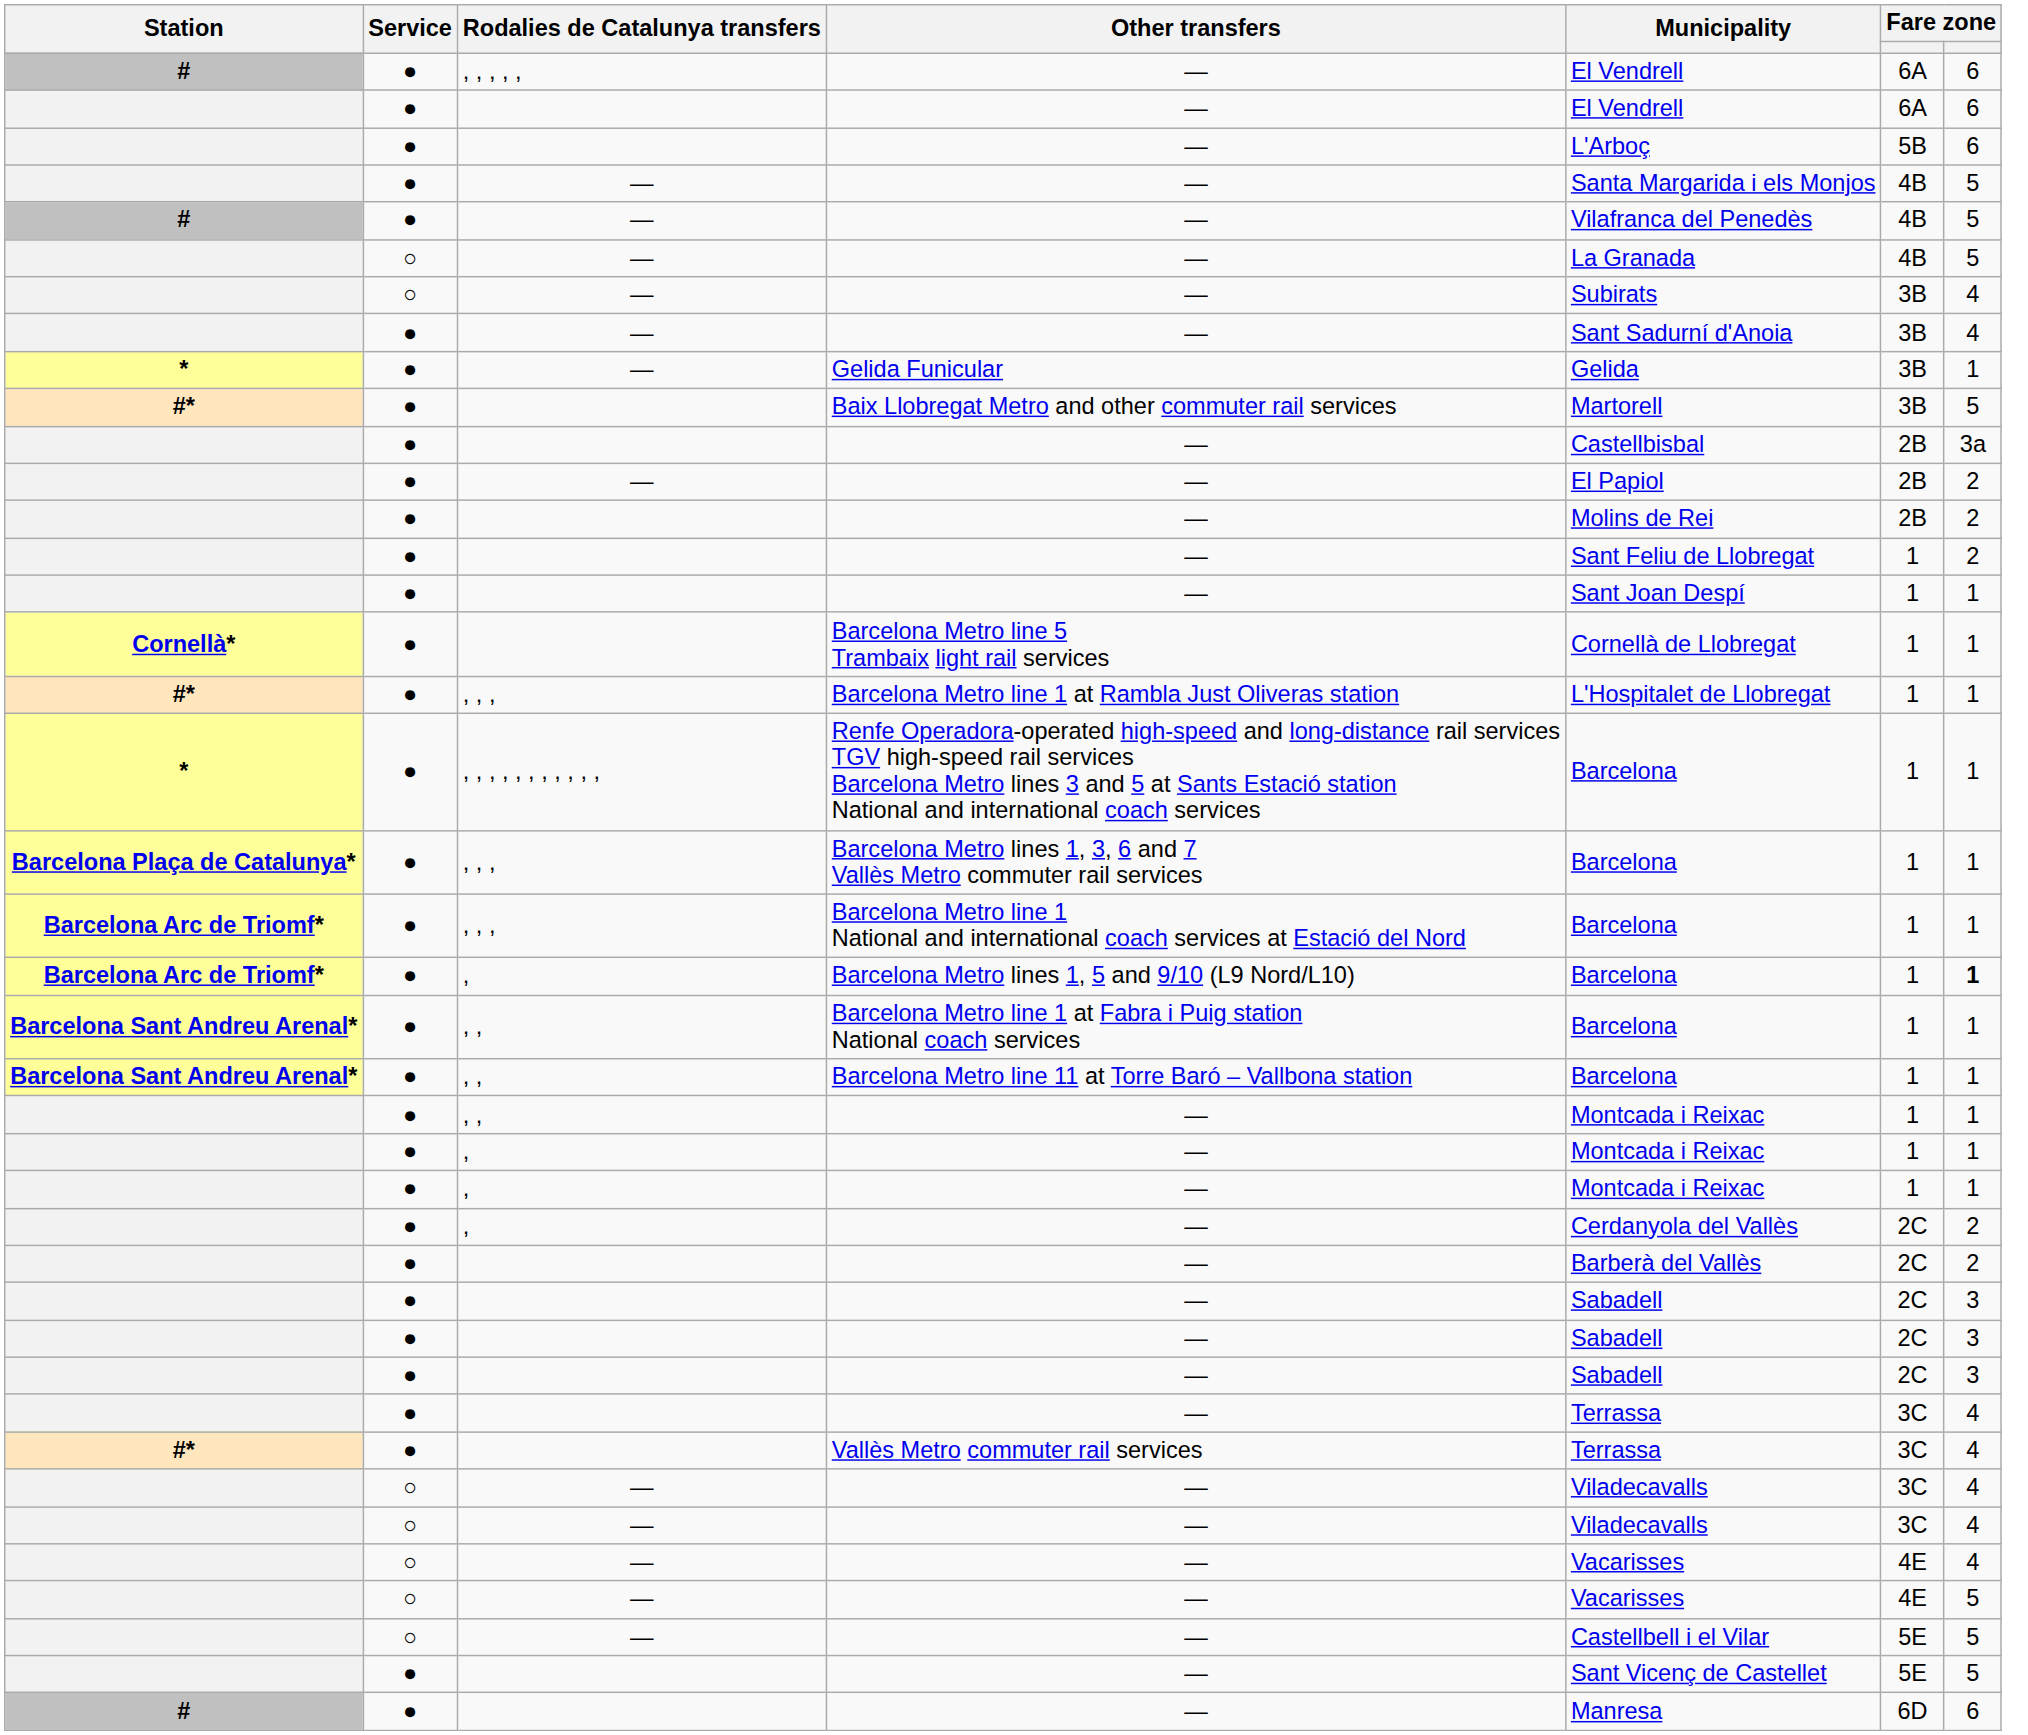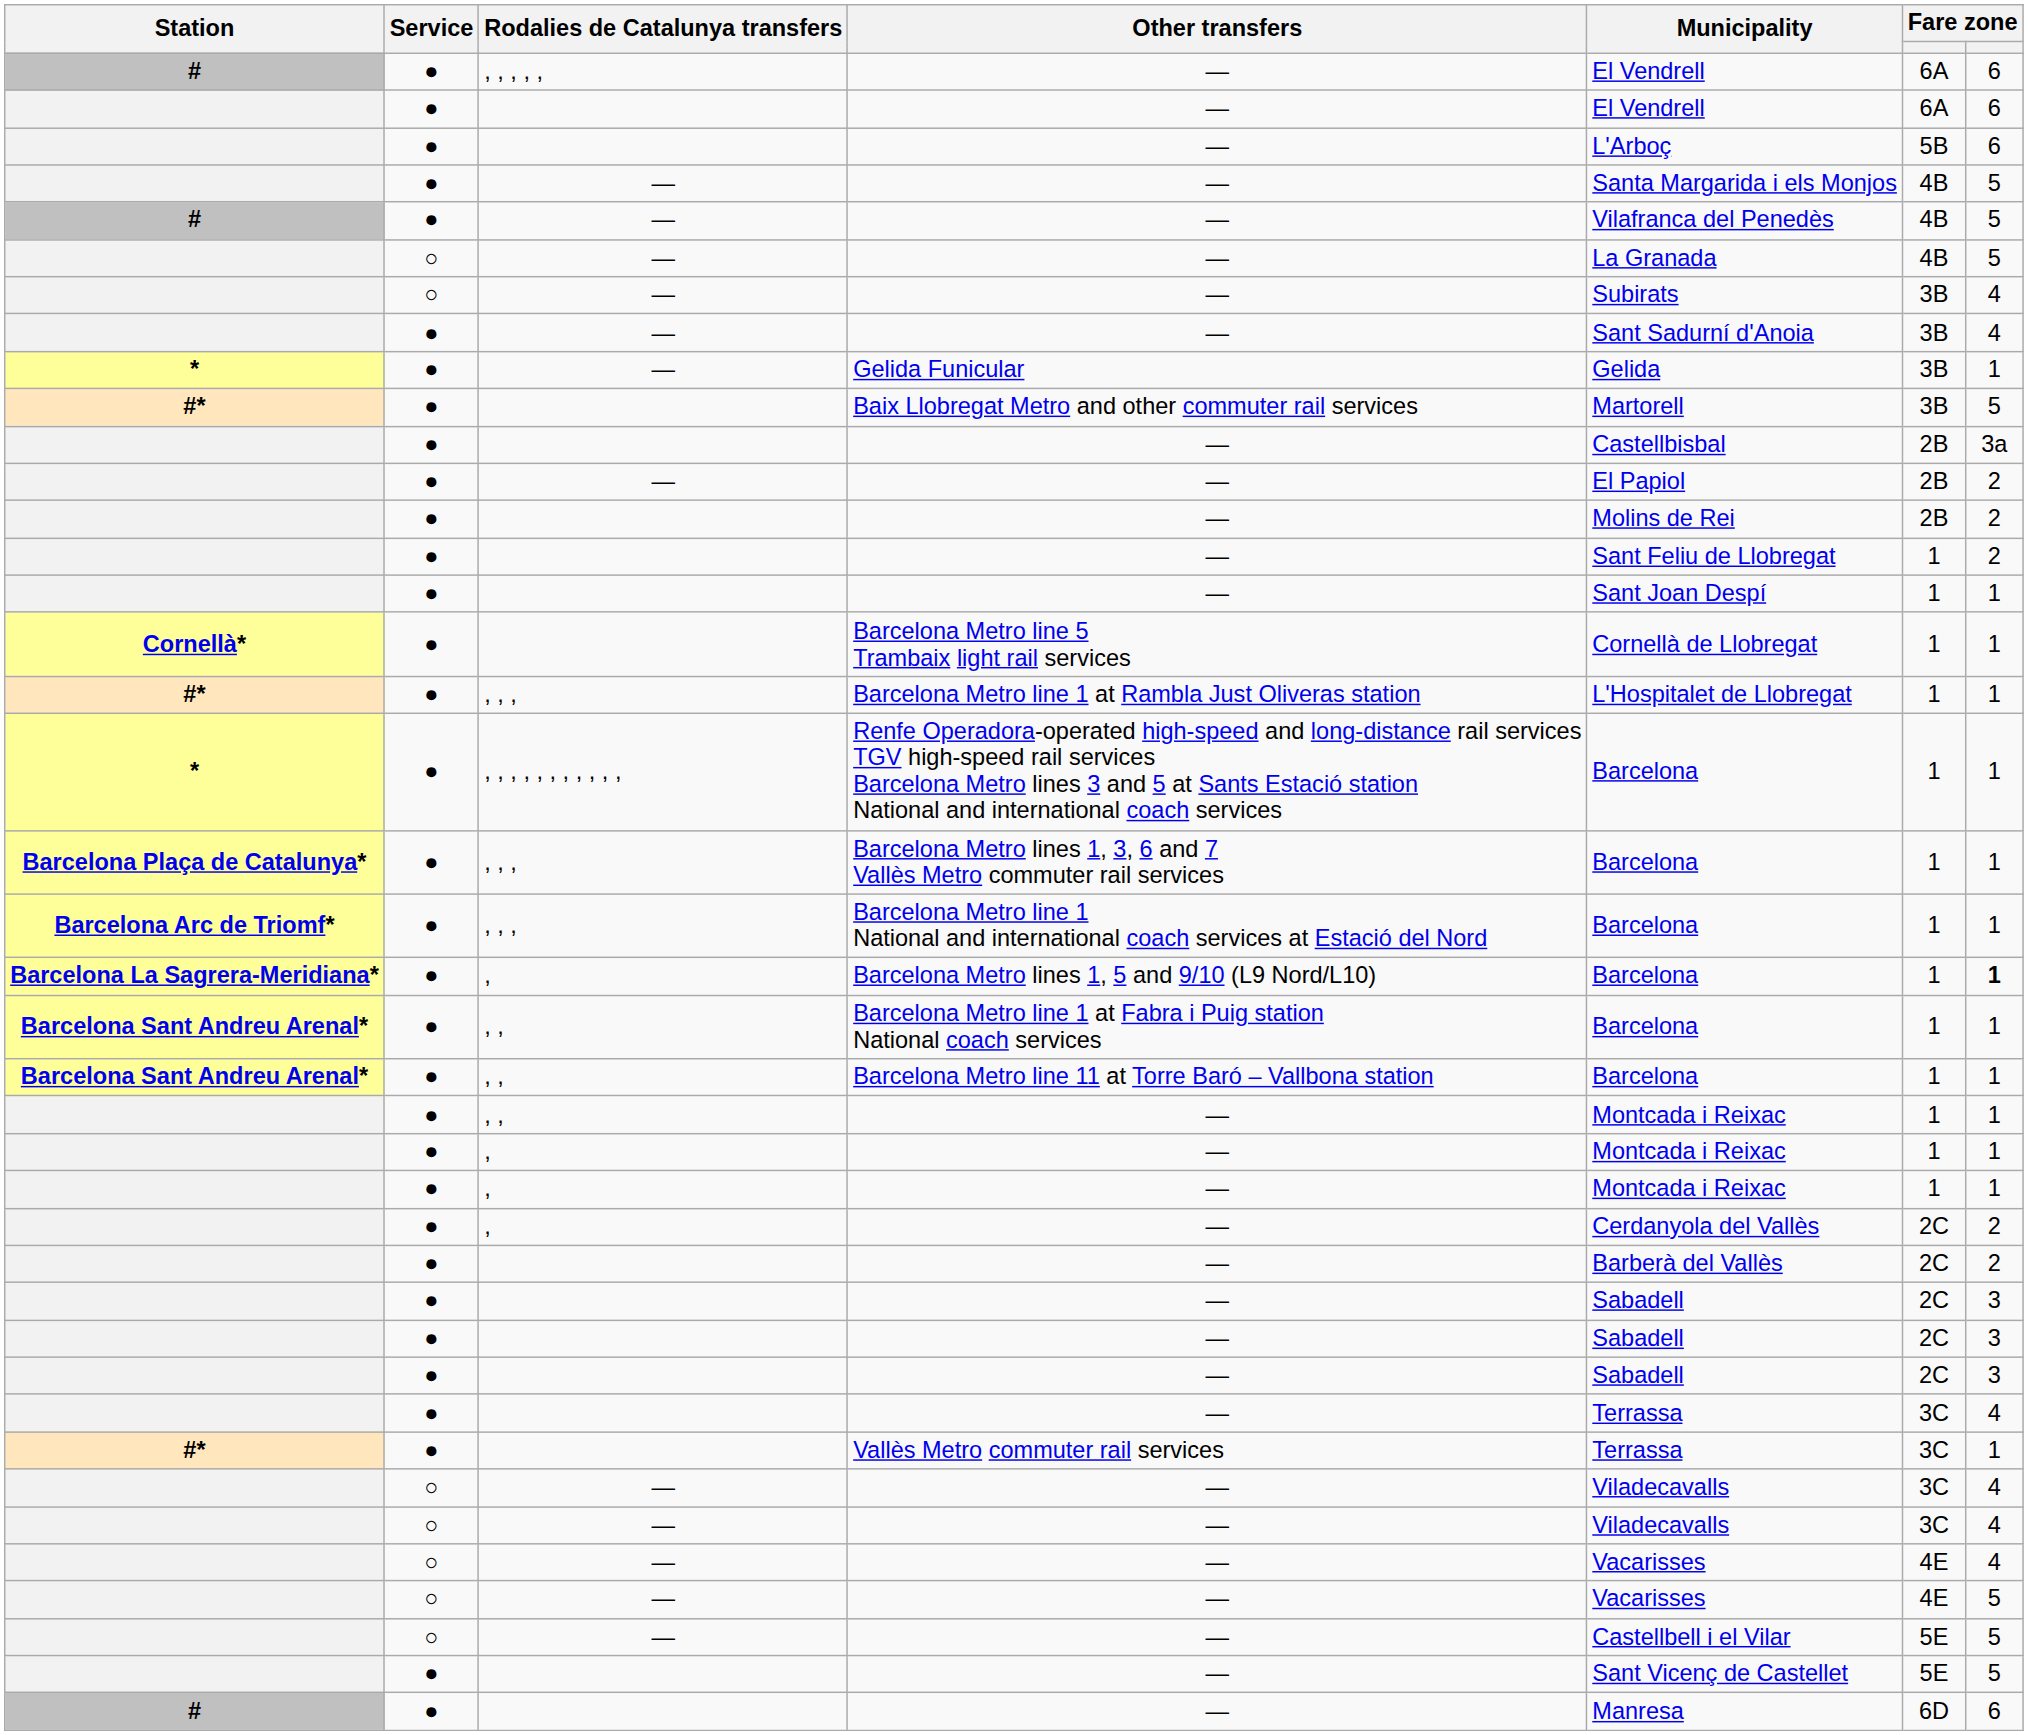(184, 976) Barcelona Arc de Triomf* -> (194, 976) Barcelona La Sagrera-Meridiana*
(1973, 1450) 4 -> (1994, 1450) 1
